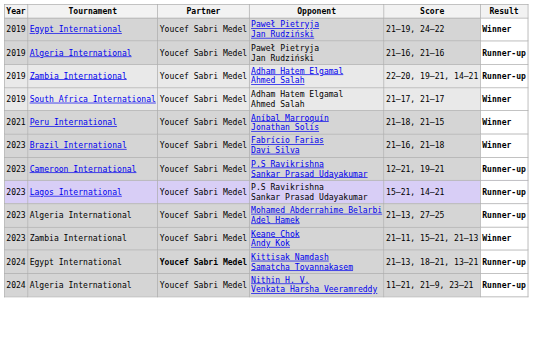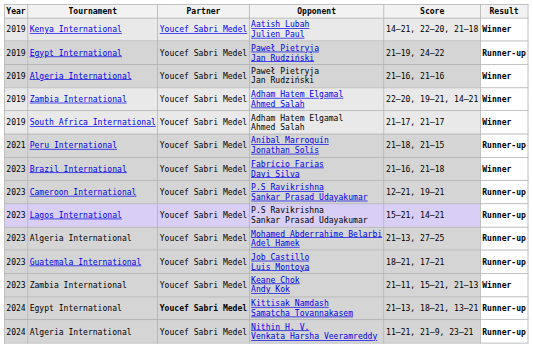+ row: (76, 29)
(497, 29) Winner -> (504, 52) Runner-up
(504, 52) Runner-up -> (497, 76) Winner
(504, 76) Runner-up -> (497, 99) Winner
(497, 122) Winner -> (504, 145) Runner-up
+ row: (85, 261)
